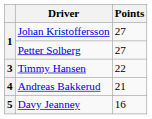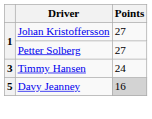(120, 68) 22 -> (120, 68) 24
- row: (59, 87)
(120, 105) no background -> (120, 87) lightgrey background
